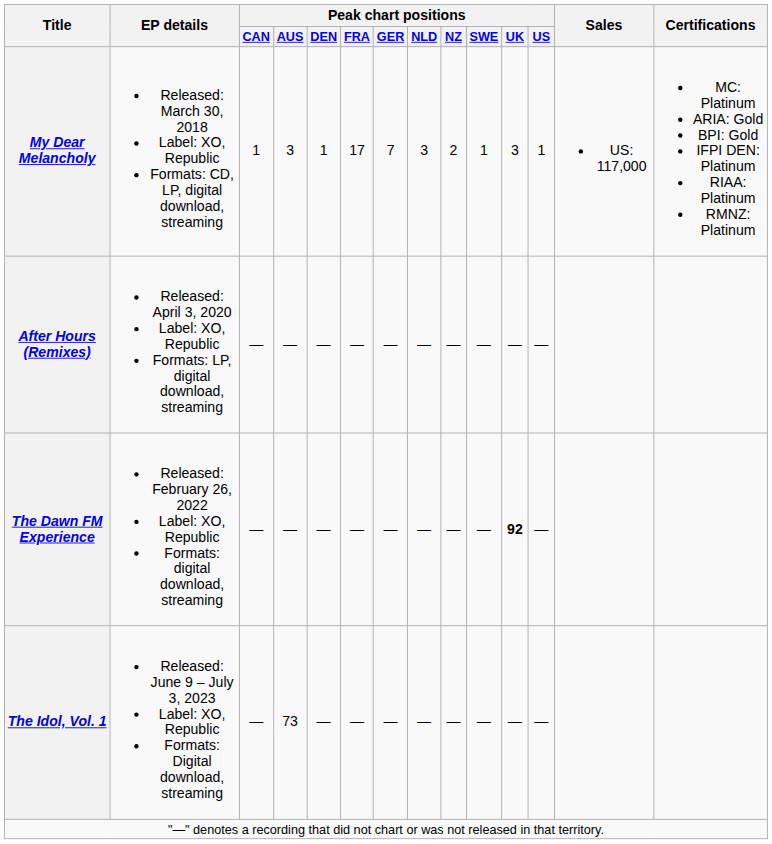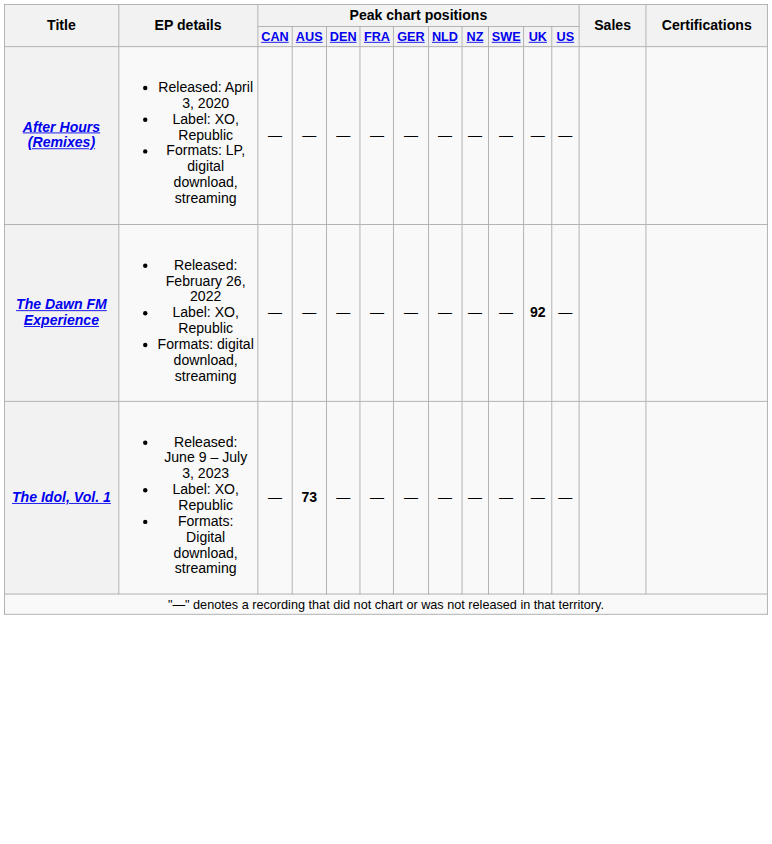- row: (57, 151)
(290, 722) normal -> (309, 497) bold
